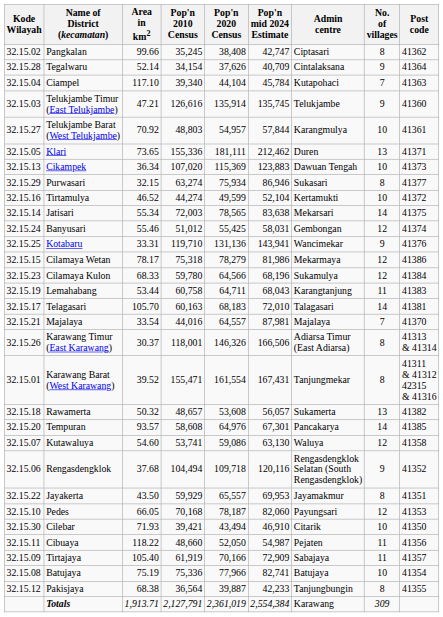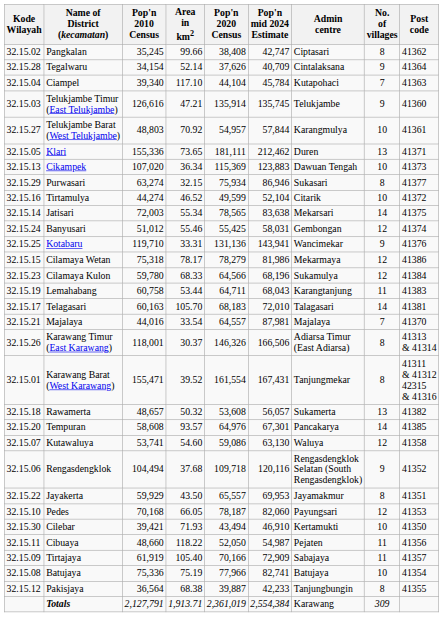columns swapped: (142, 24) <-> (183, 24)
(316, 198) Kertamukti -> (307, 198) Citarik
(307, 527) Citarik -> (316, 527) Kertamukti
